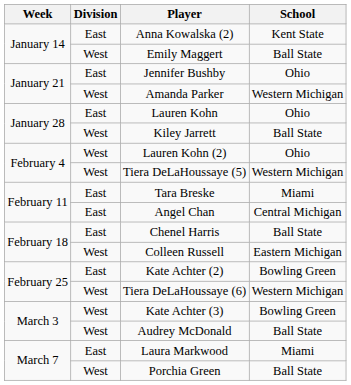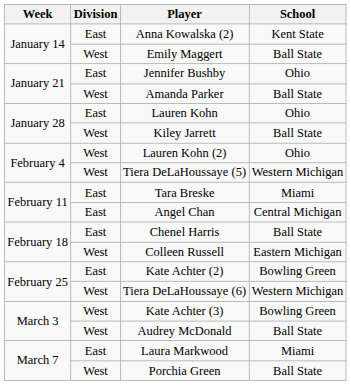(298, 93) Western Michigan -> (298, 93) Ball State
